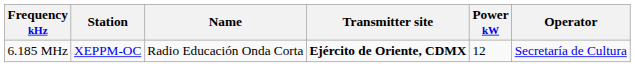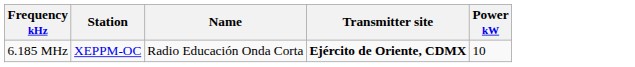- column: (571, 22)
(479, 51) 12 -> (479, 51) 10
